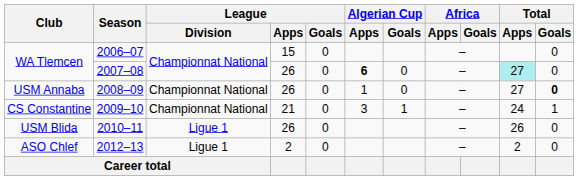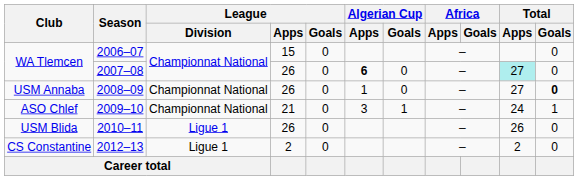(49, 109) CS Constantine -> (49, 109) ASO Chlef
(49, 147) ASO Chlef -> (49, 147) CS Constantine
